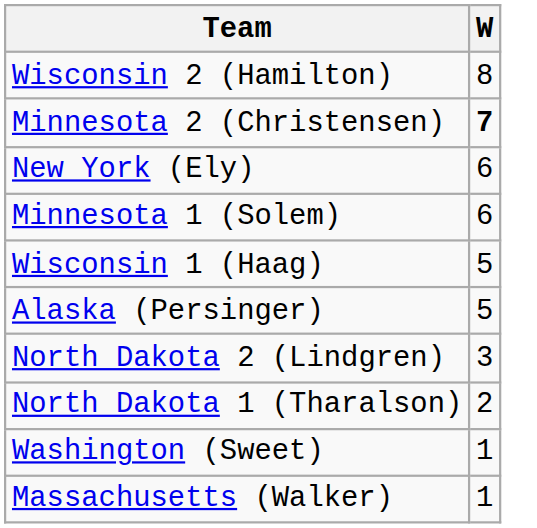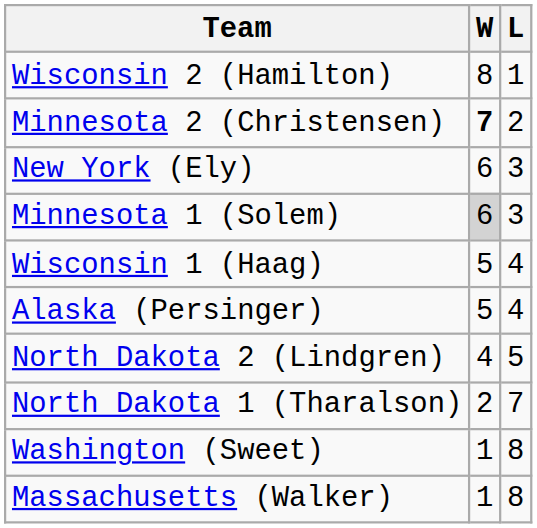+ column: (516, 29)
(485, 217) no background -> (485, 217) lightgrey background
(485, 358) 3 -> (485, 358) 4
